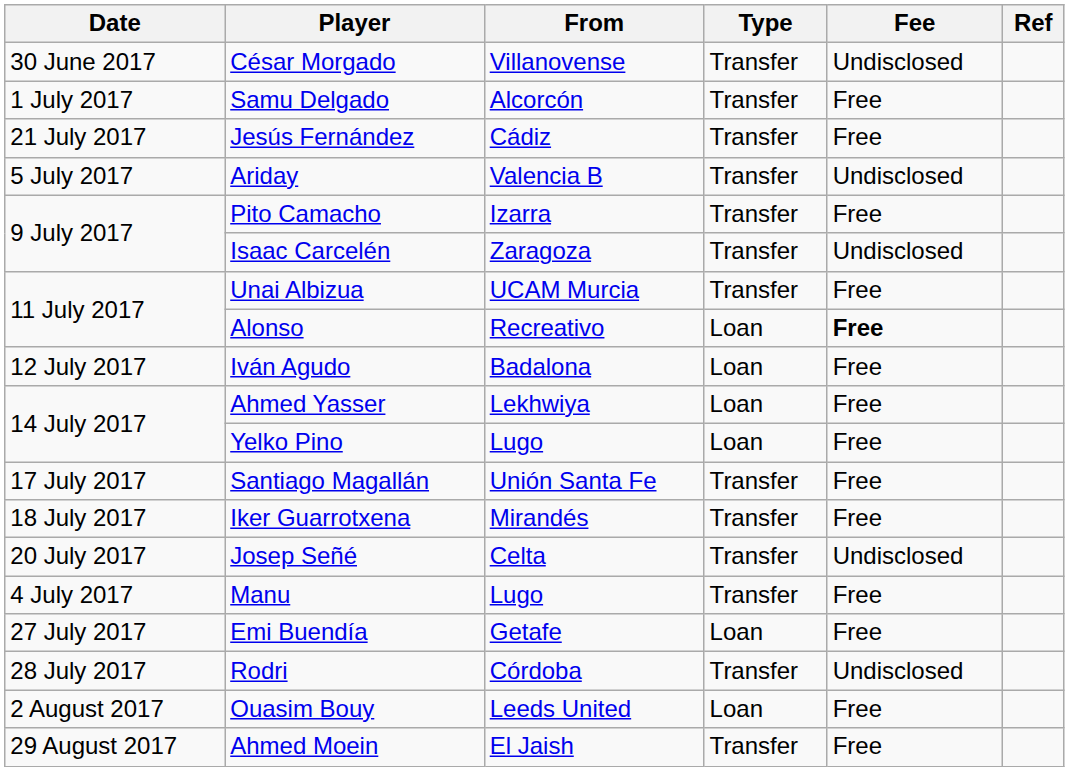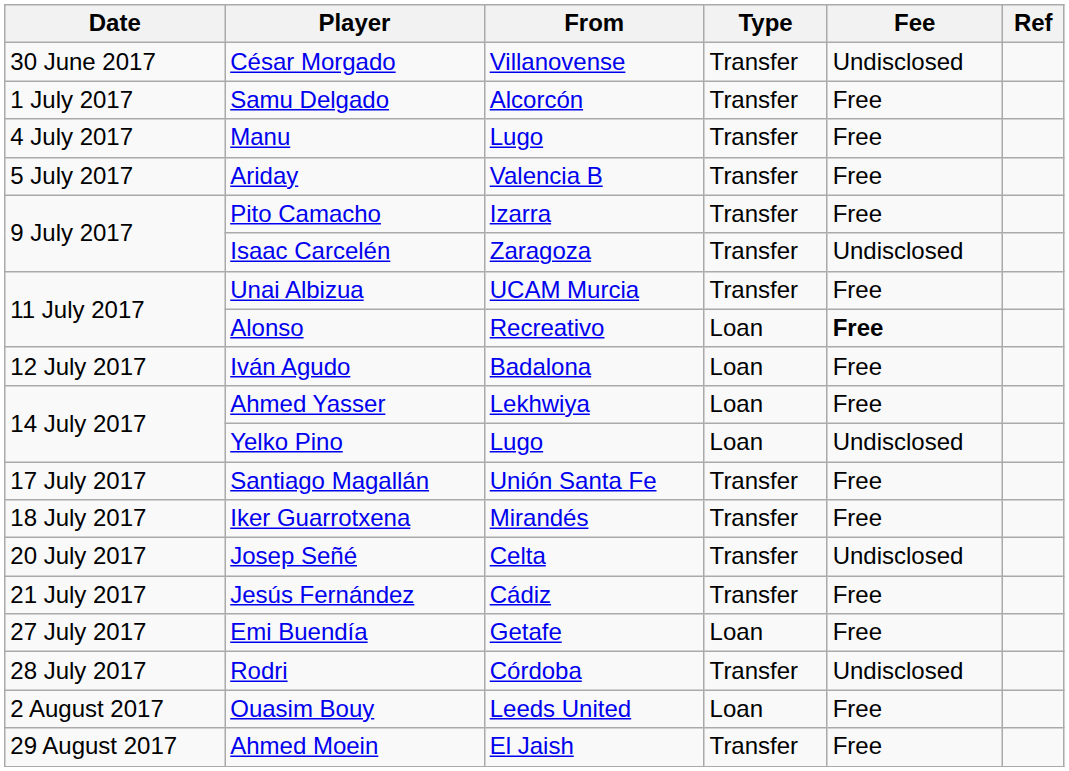rows swapped: (260, 594) <-> (322, 137)
(898, 175) Undisclosed -> (857, 175) Free
(857, 442) Free -> (898, 442) Undisclosed
